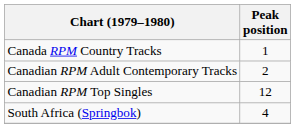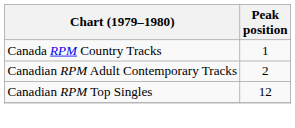- row: (74, 112)
